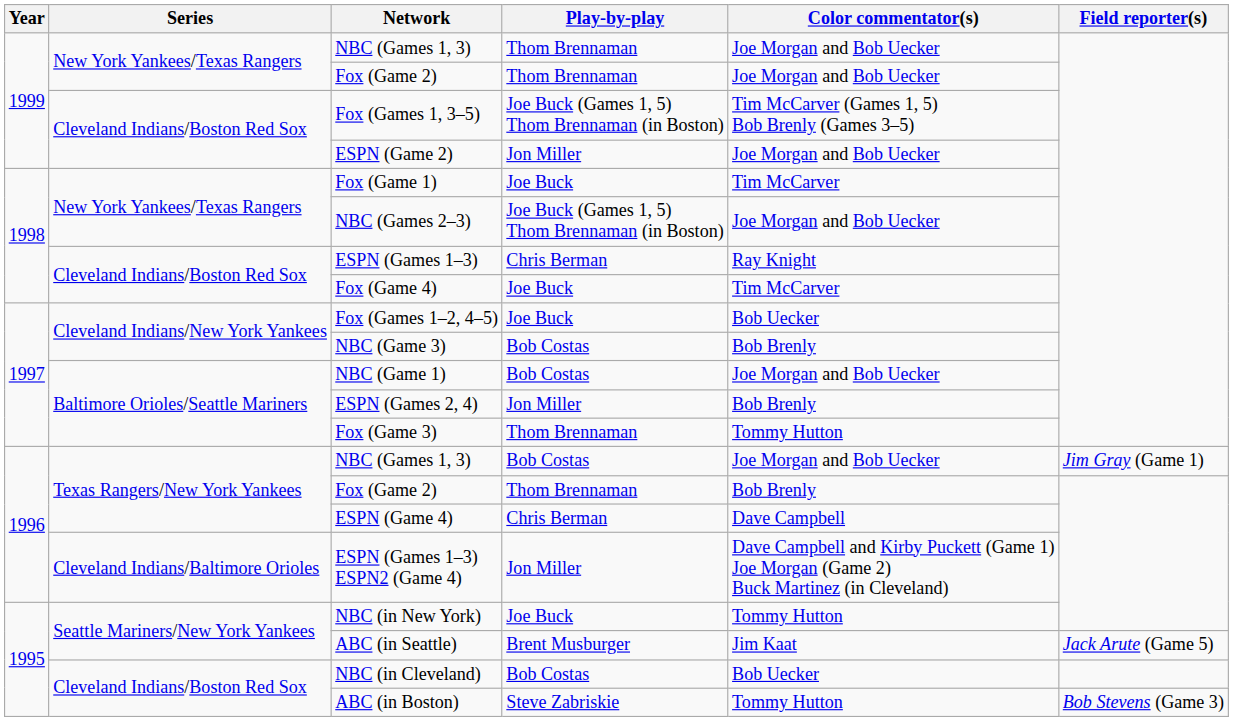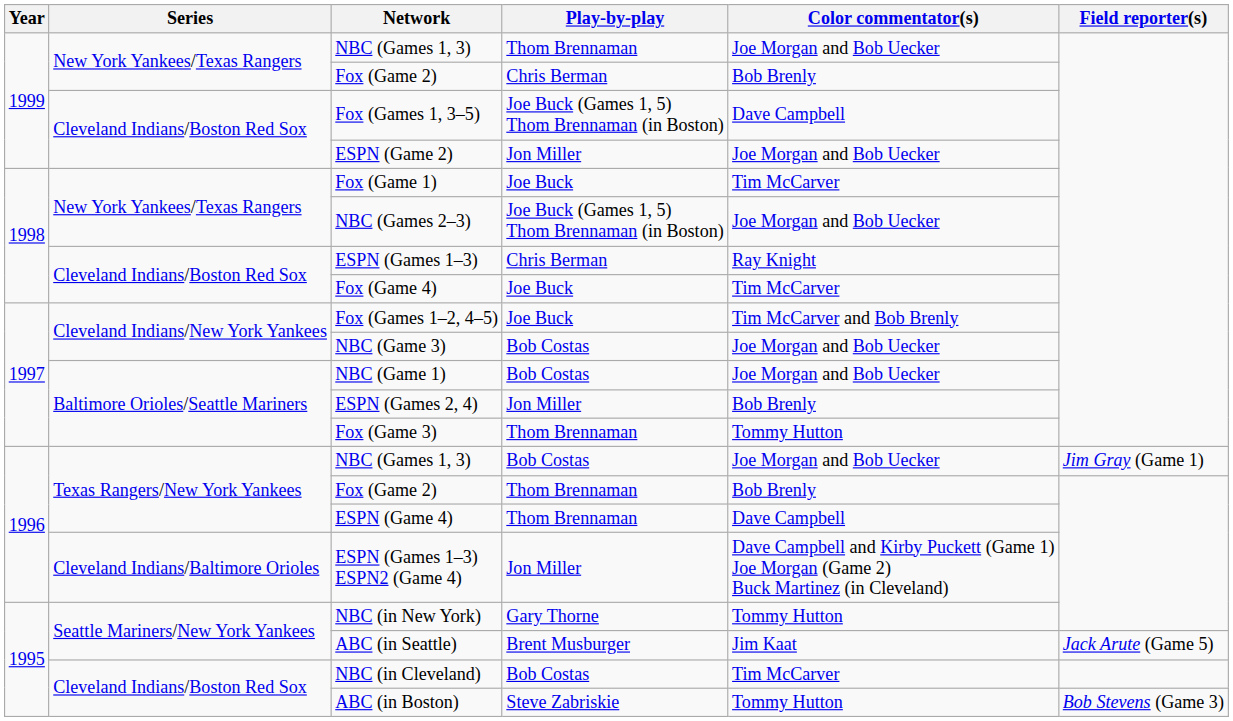(572, 76) Thom Brennaman -> (557, 76) Chris Berman
(836, 76) Joe Morgan and Bob Uecker -> (774, 76) Bob Brenly
(835, 115) Tim McCarver (Games 1, 5) Bob Brenly (Games 3–5) -> (789, 115) Dave Campbell
(776, 317) Bob Uecker -> (845, 317) Tim McCarver and Bob Brenly
(774, 346) Bob Brenly -> (836, 346) Joe Morgan and Bob Uecker
(557, 518) Chris Berman -> (572, 518) Thom Brennaman
(540, 616) Joe Buck -> (553, 616) Gary Thorne
(776, 673) Bob Uecker -> (786, 673) Tim McCarver
